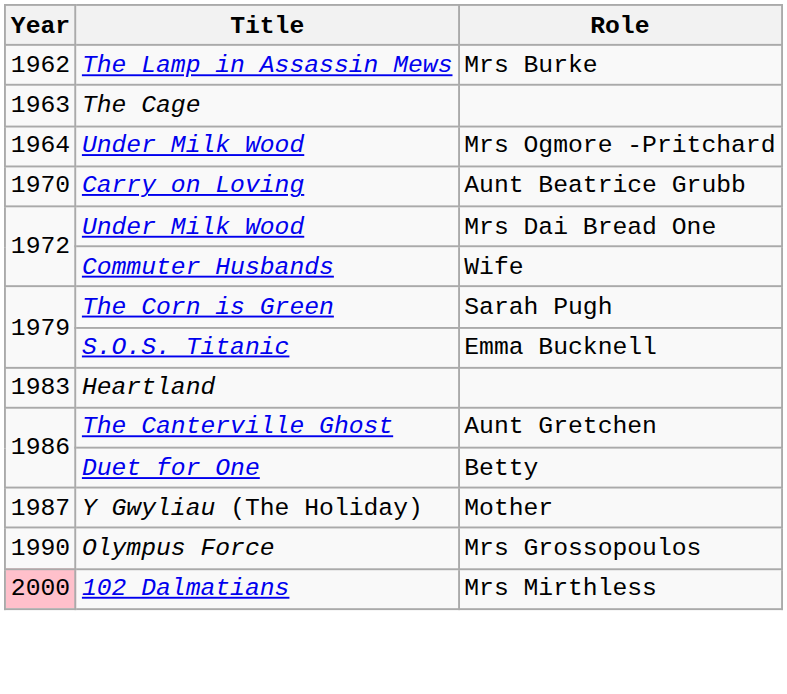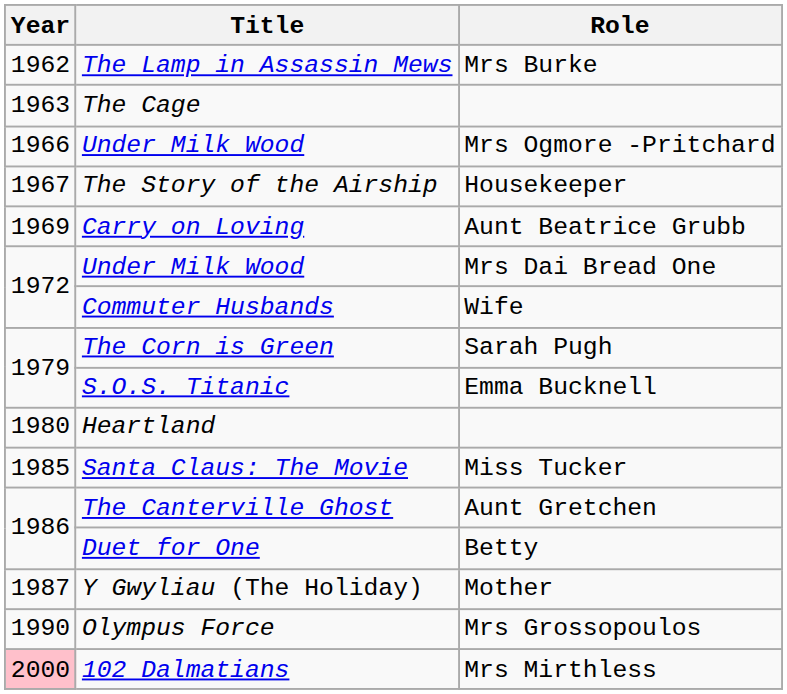(40, 146) 1964 -> (40, 146) 1966
+ row: (260, 186)
(40, 186) 1970 -> (40, 226) 1969
(40, 387) 1983 -> (40, 428) 1980
+ row: (245, 468)
